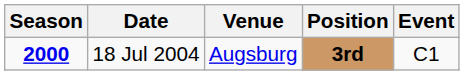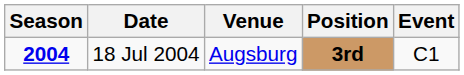(46, 54) 2000 -> (46, 54) 2004
